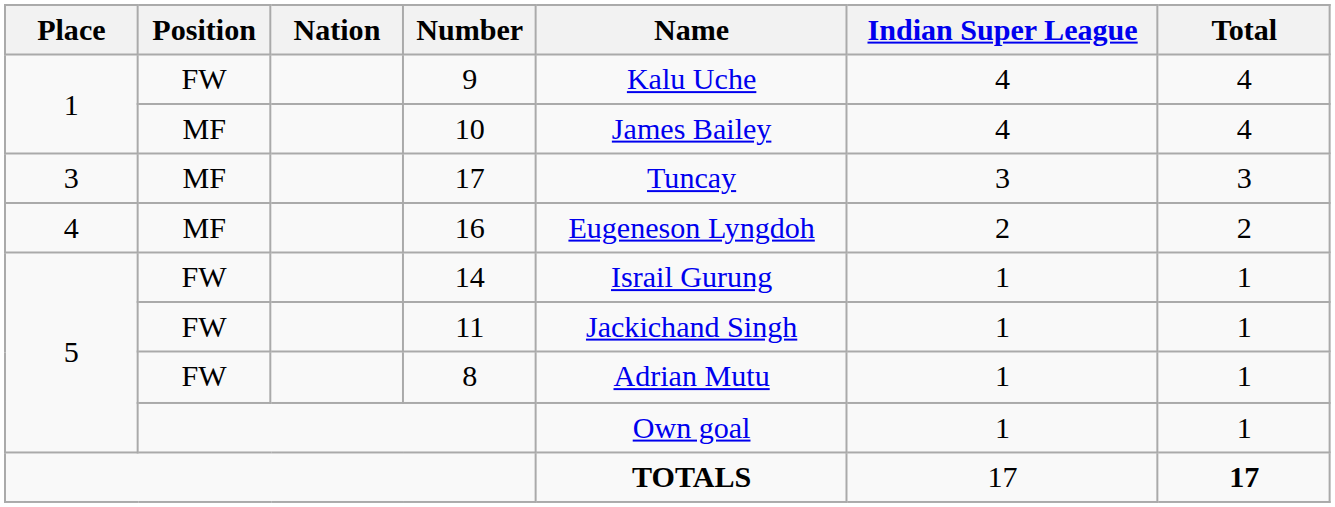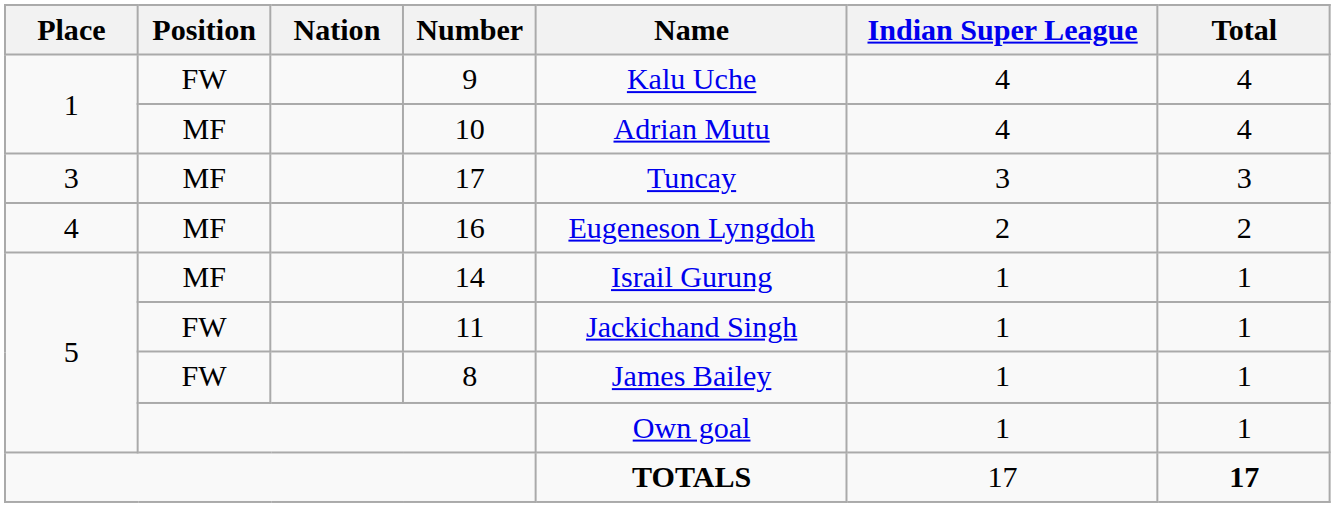(692, 128) James Bailey -> (692, 128) Adrian Mutu
(204, 277) FW -> (204, 277) MF
(692, 376) Adrian Mutu -> (692, 376) James Bailey
